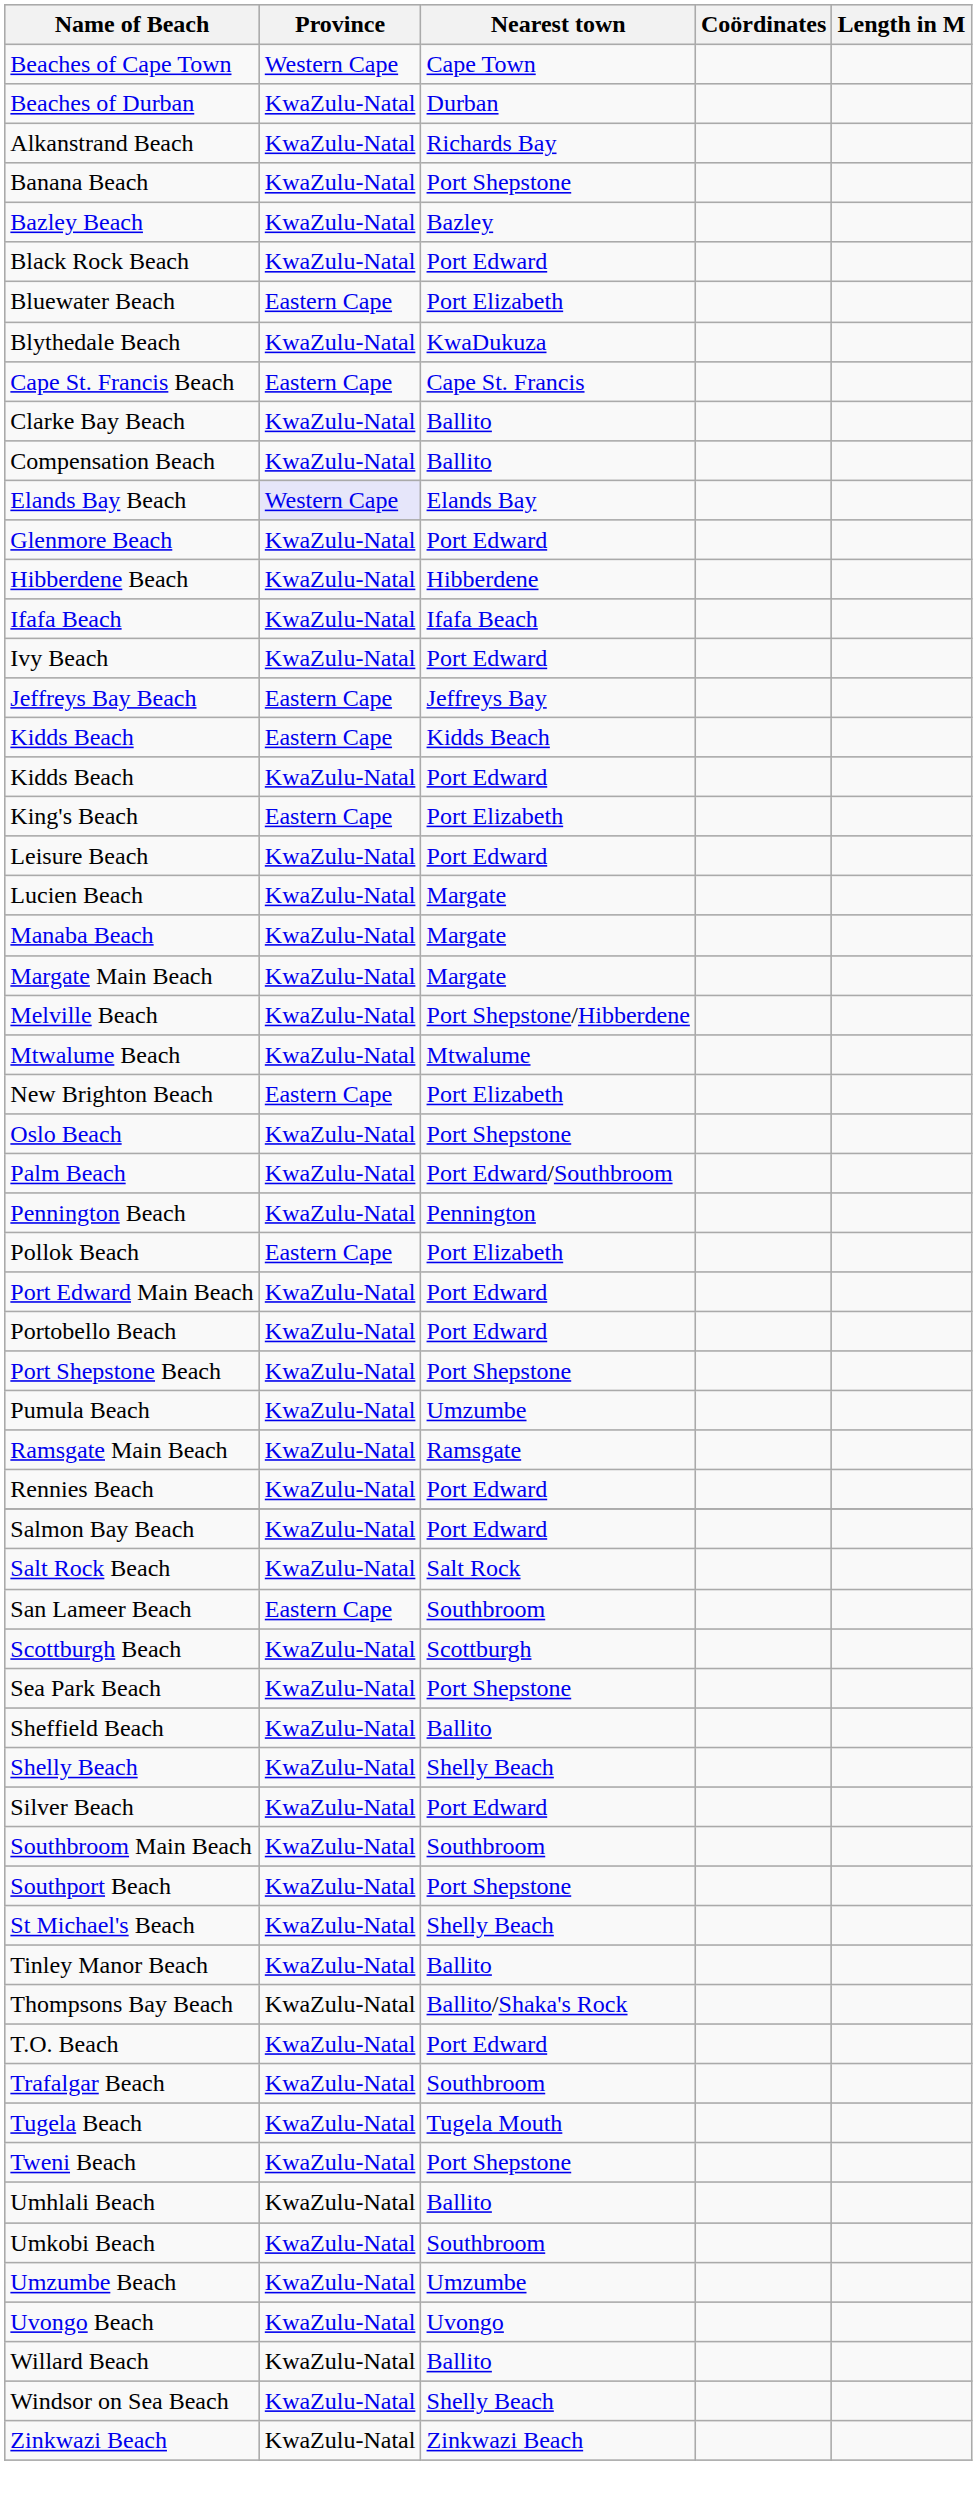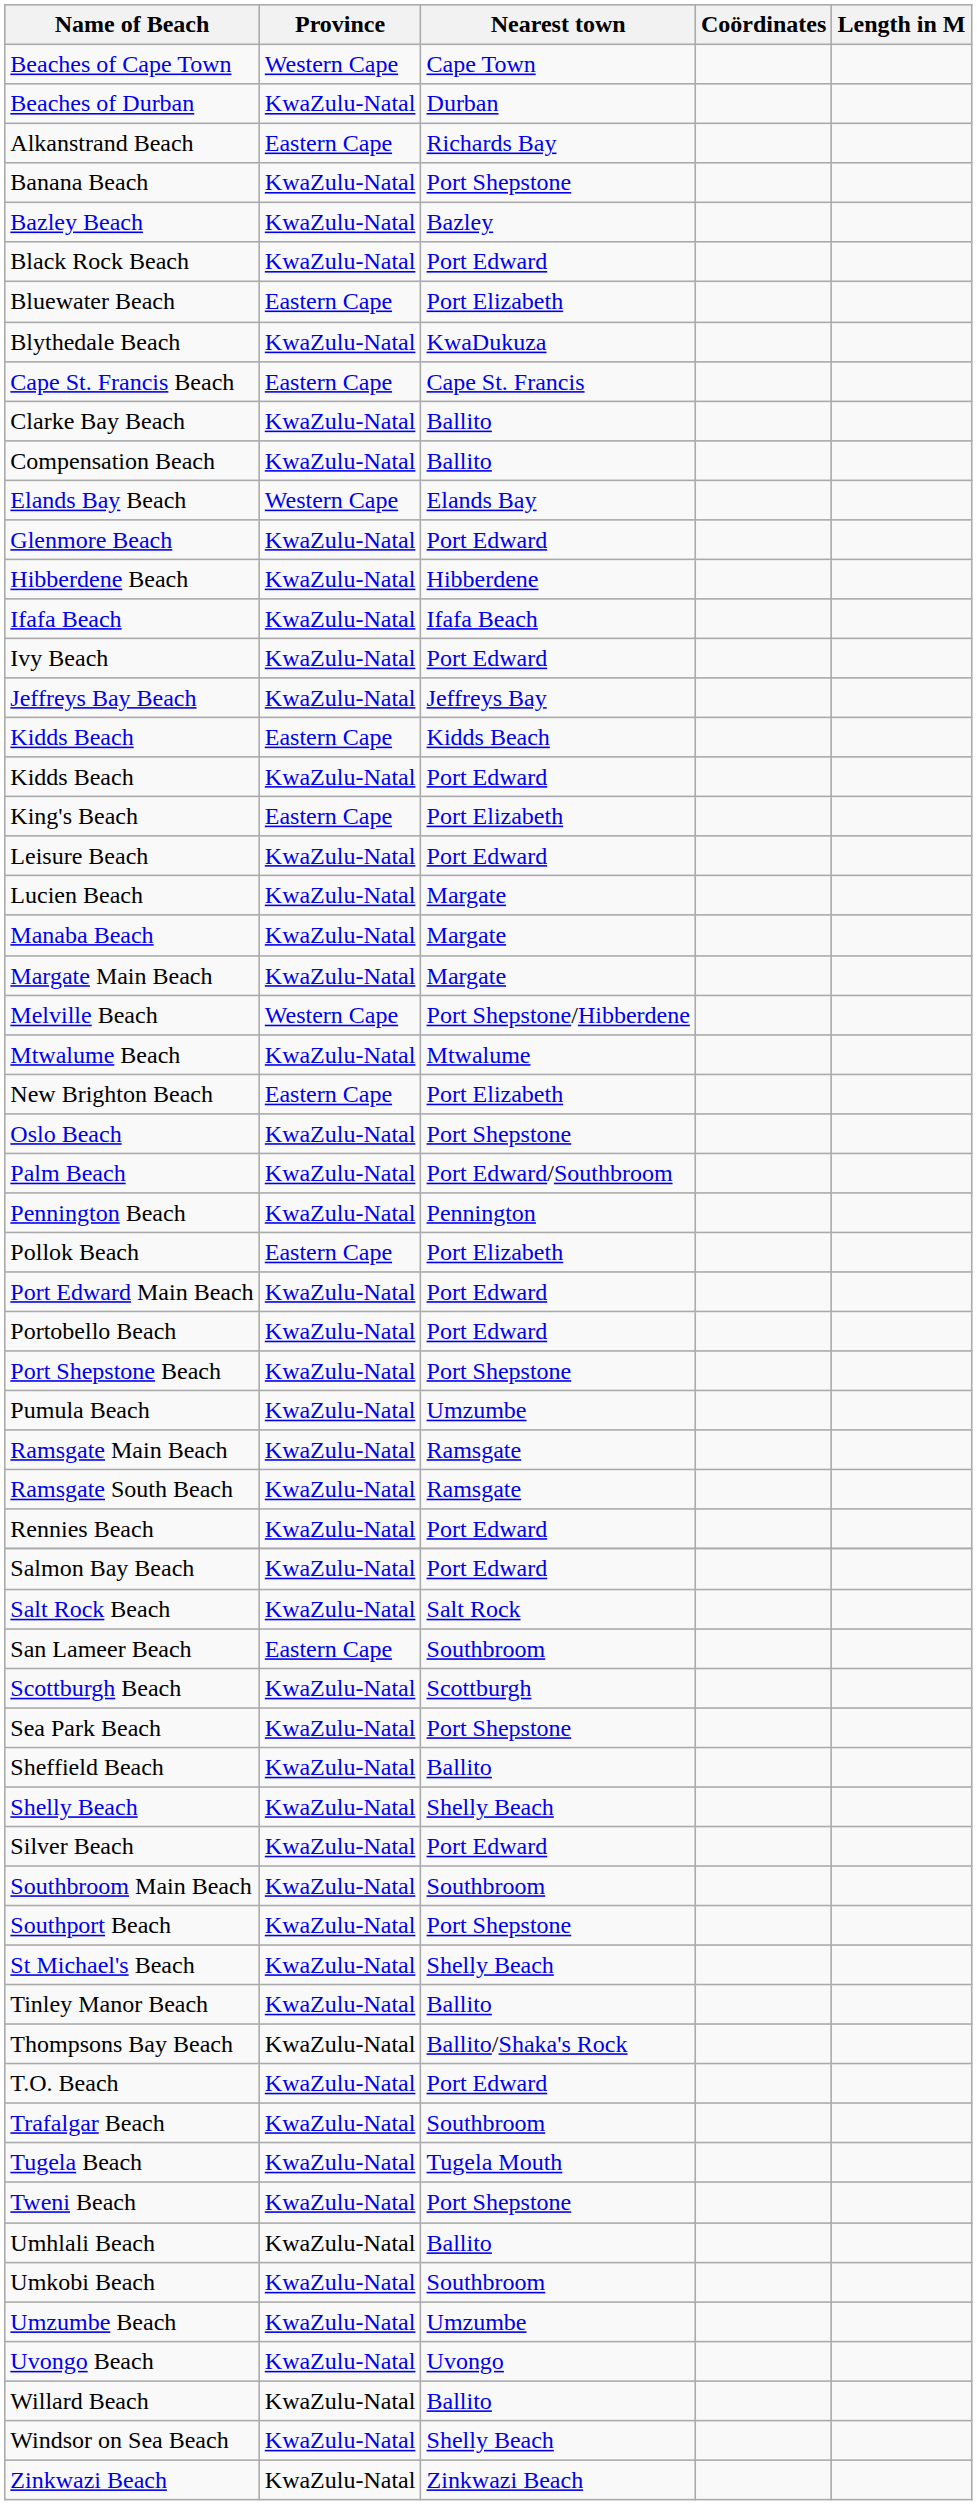(340, 143) KwaZulu-Natal -> (328, 143) Eastern Cape
(331, 499) lavender background -> (331, 499) no background
(328, 697) Eastern Cape -> (340, 697) KwaZulu-Natal
(340, 1014) KwaZulu-Natal -> (331, 1014) Western Cape
+ row: (122, 1489)
